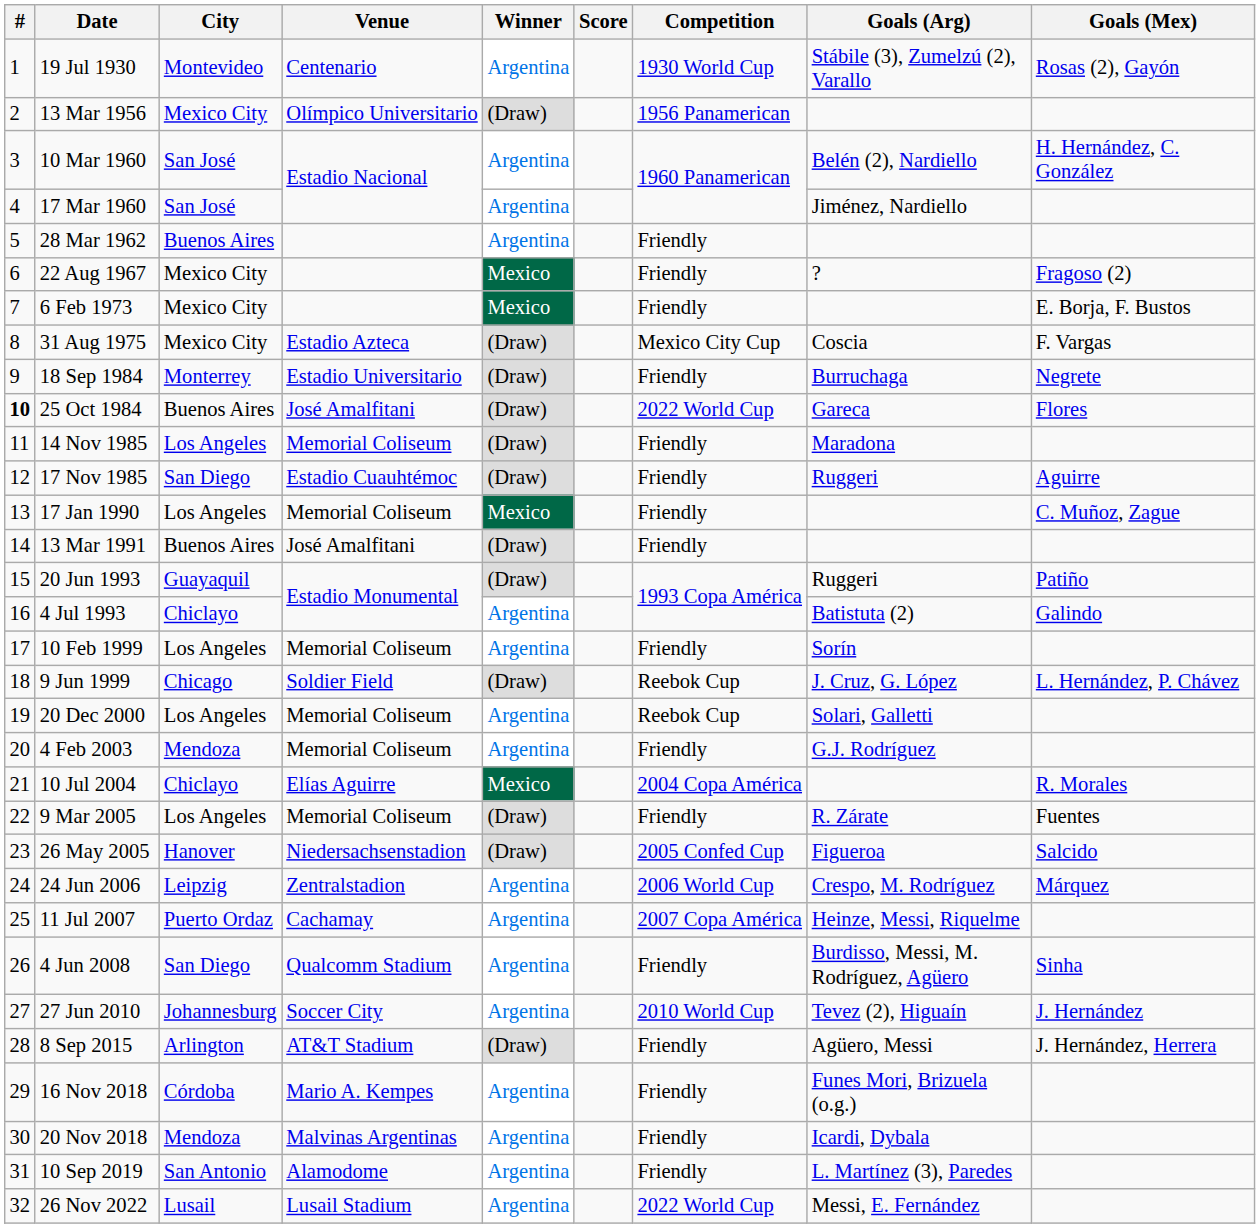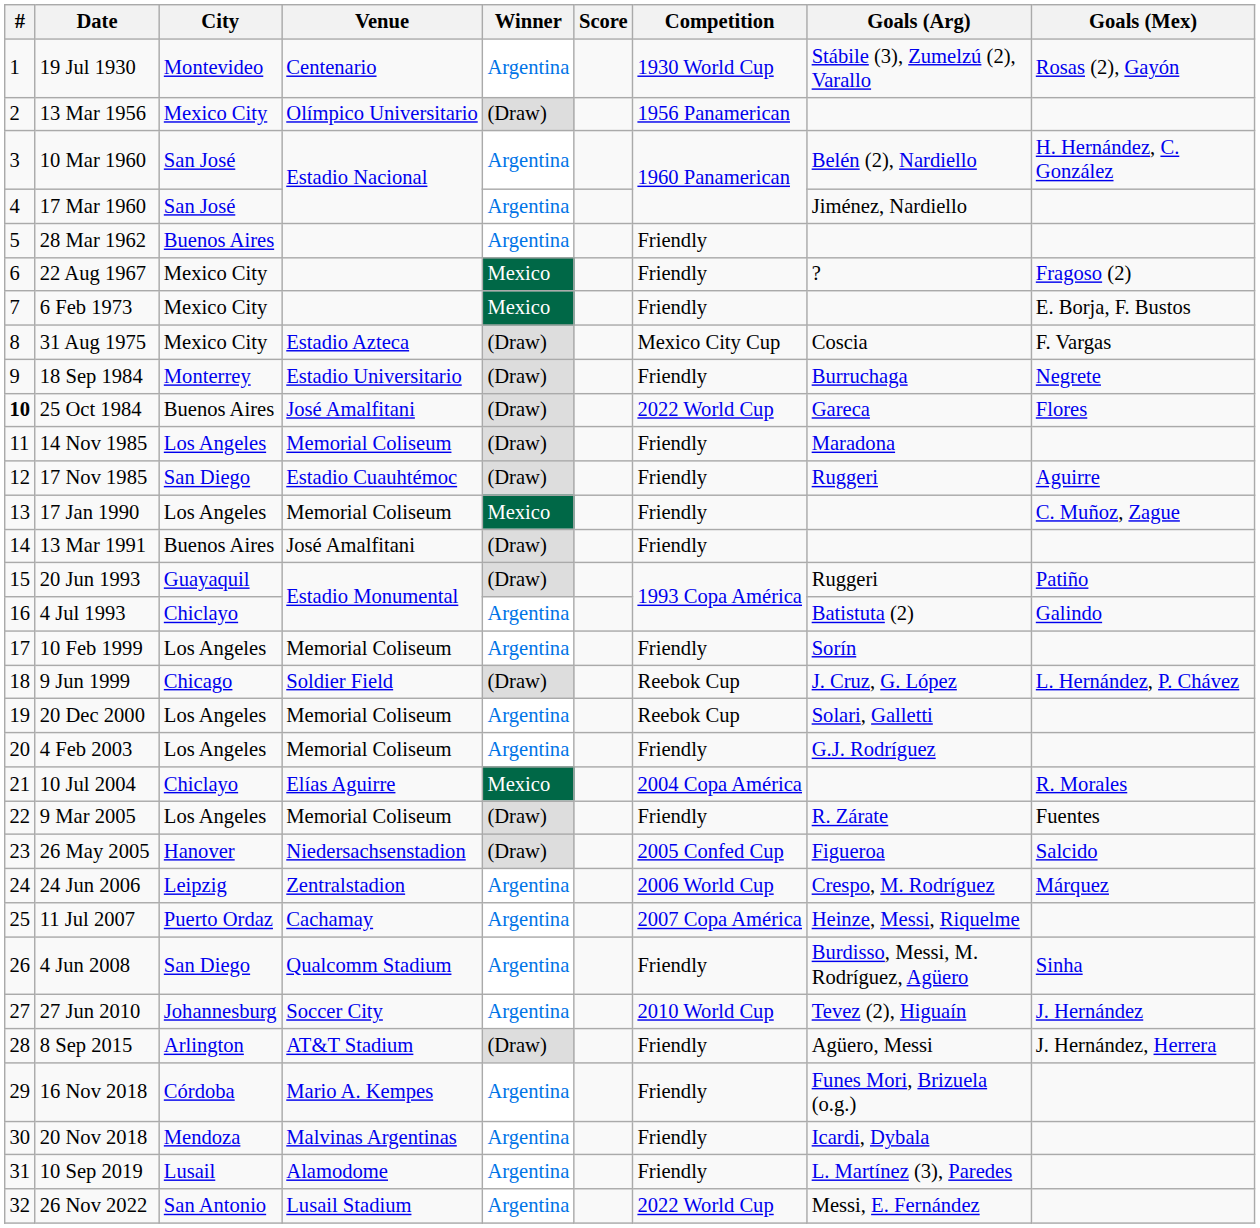(202, 749) Mendoza -> (215, 749) Los Angeles
(215, 1171) San Antonio -> (190, 1171) Lusail
(190, 1205) Lusail -> (215, 1205) San Antonio
